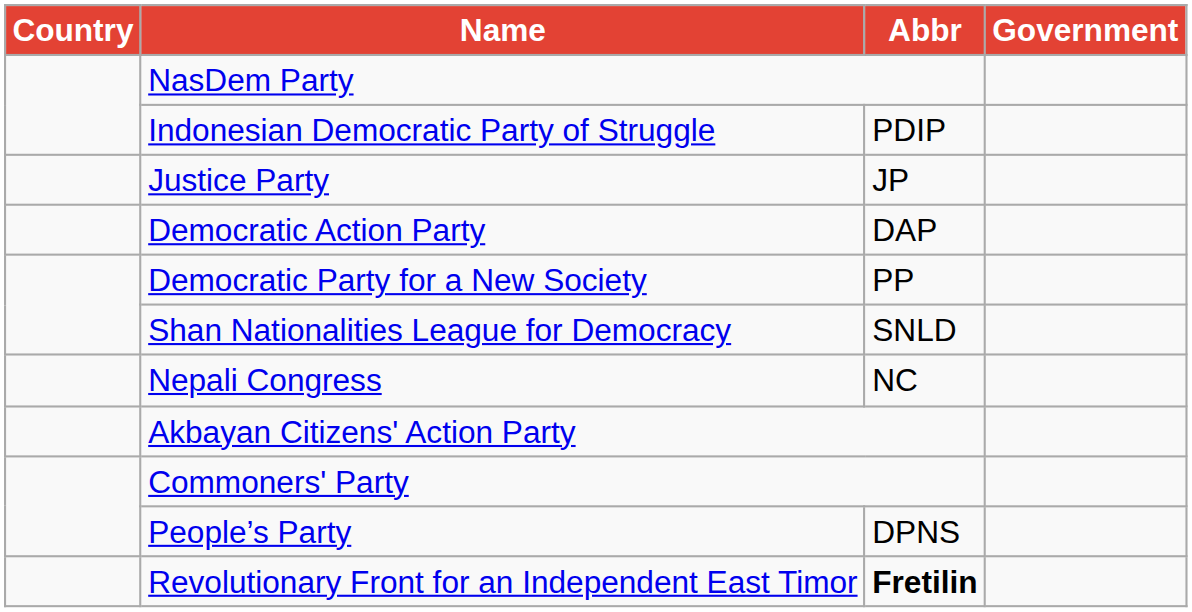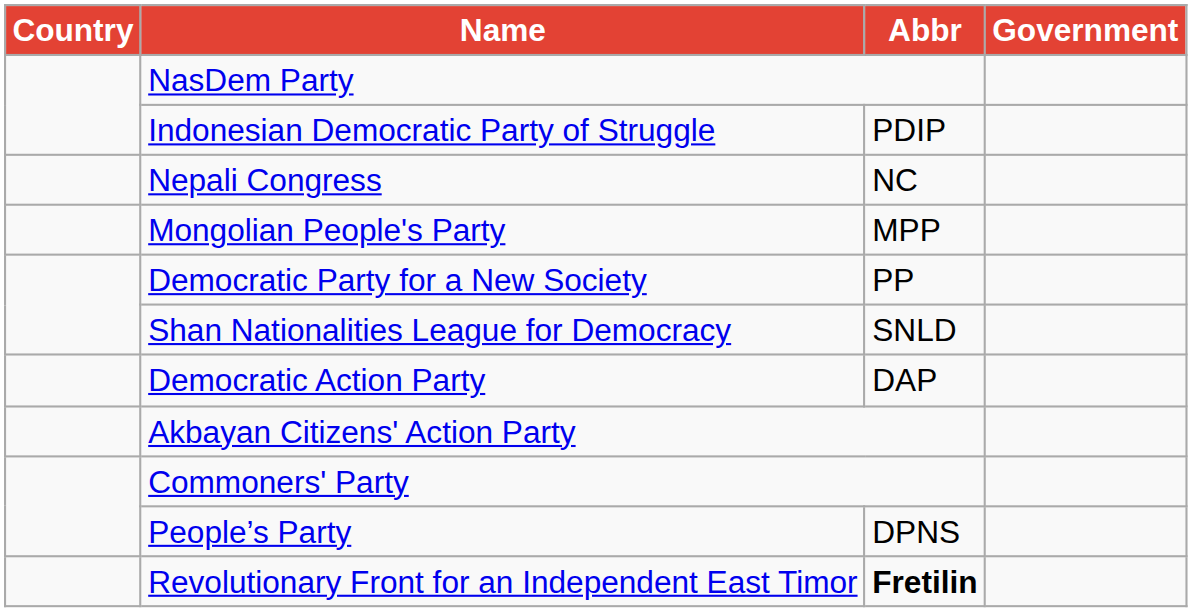- row: (239, 180)
rows swapped: (317, 230) <-> (265, 381)
+ row: (327, 230)
